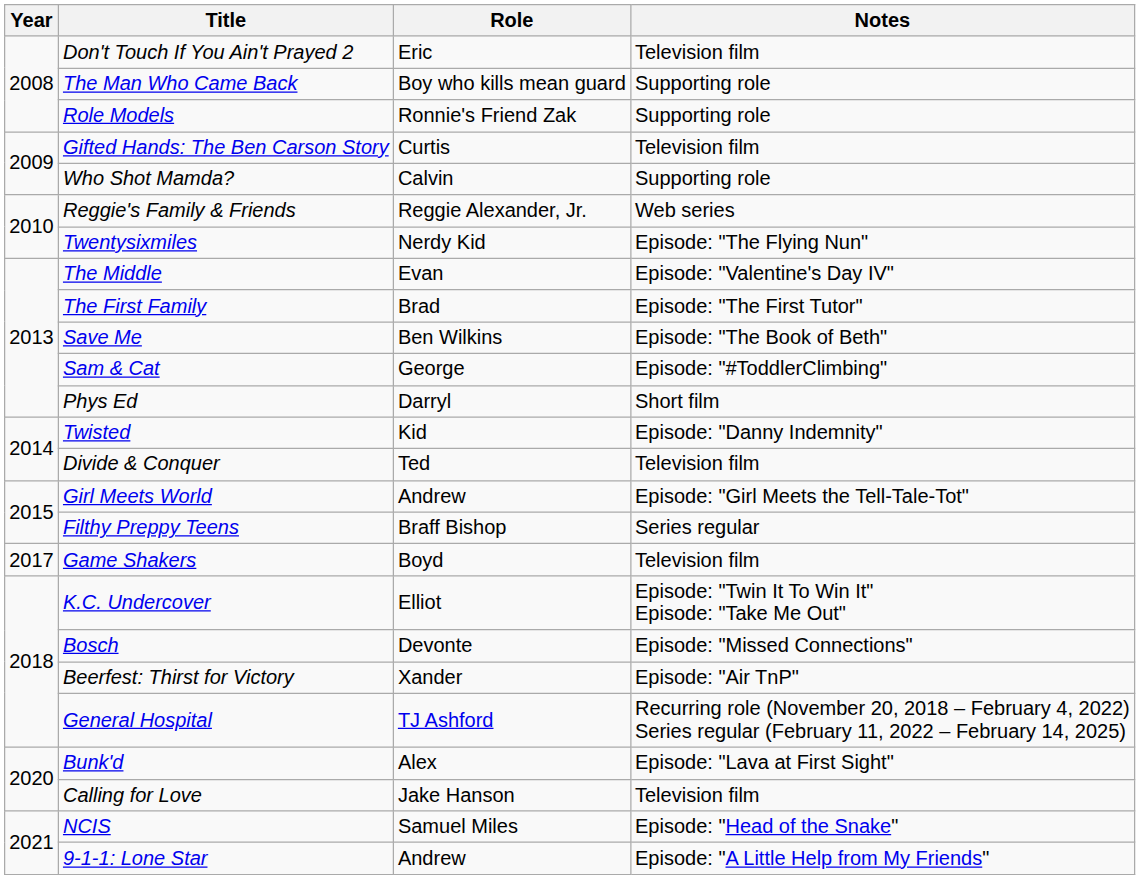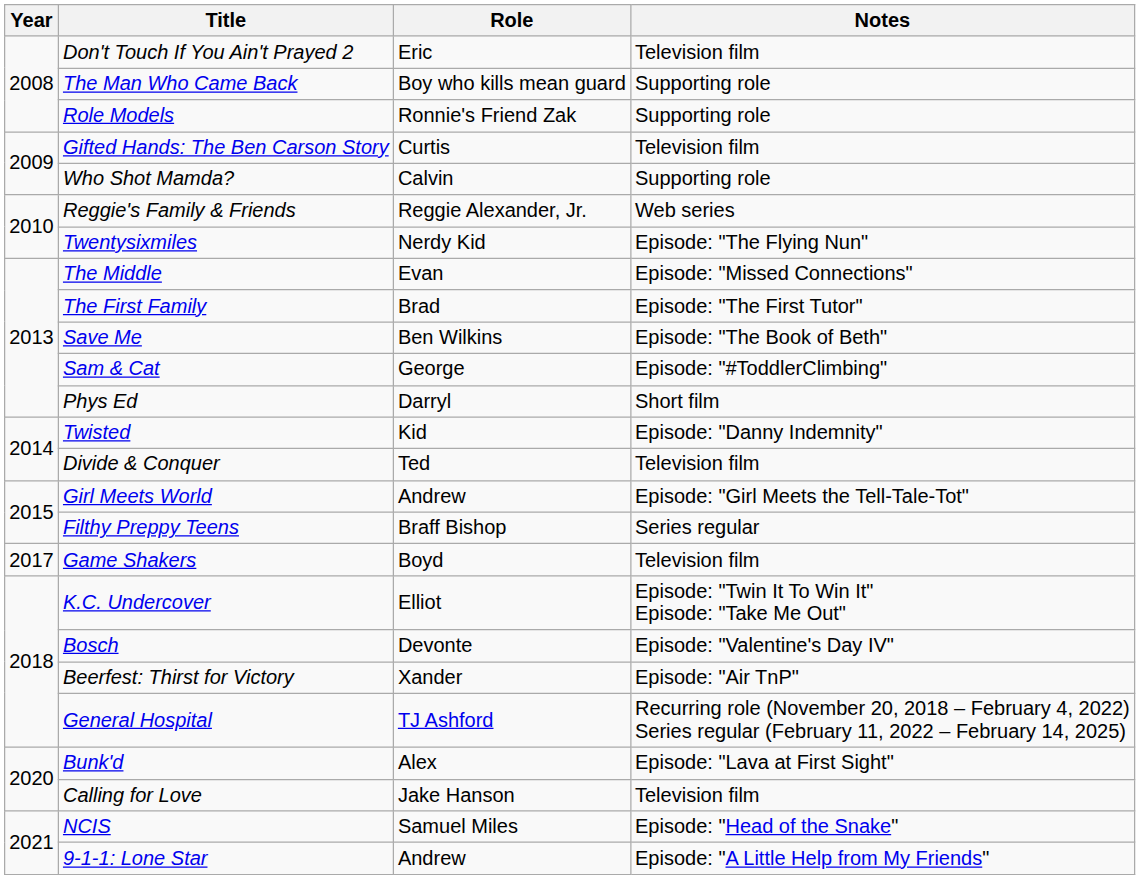(764, 274) Episode: "Valentine's Day IV" -> (774, 274) Episode: "Missed Connections"
(774, 645) Episode: "Missed Connections" -> (764, 645) Episode: "Valentine's Day IV"
